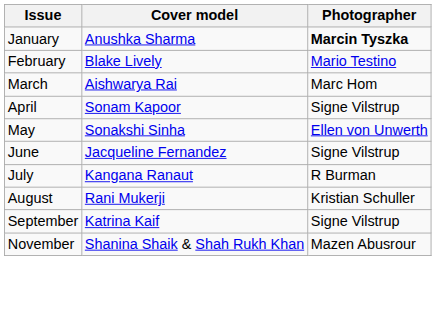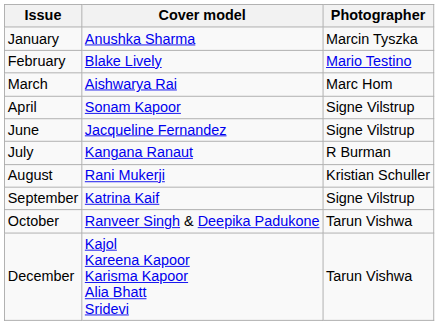(360, 38) bold -> (372, 38) normal
- row: (21, 130)
+ row: (33, 221)
- row: (41, 244)
+ row: (41, 276)
